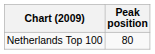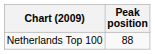(128, 40) 80 -> (128, 40) 88
